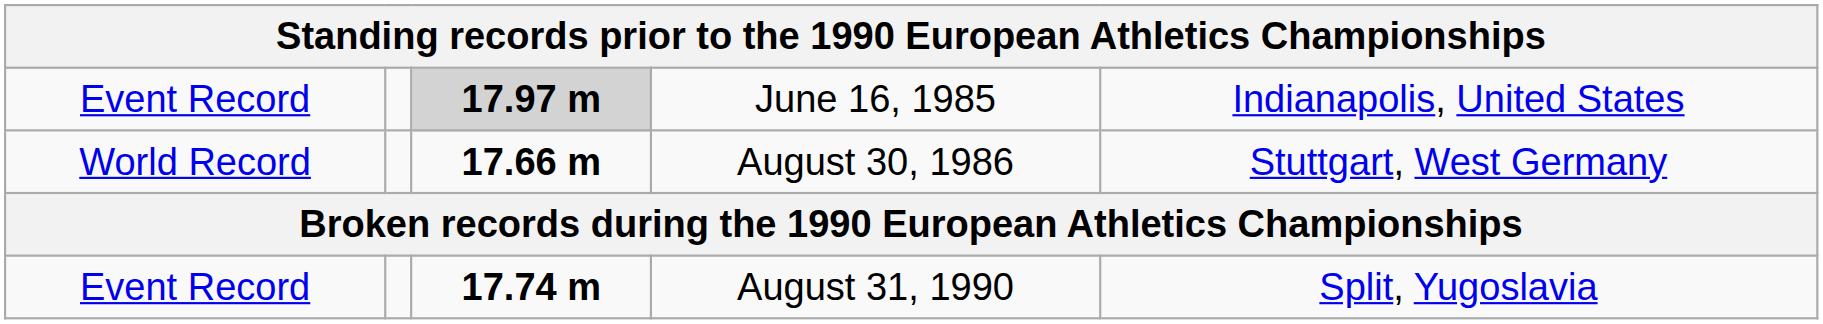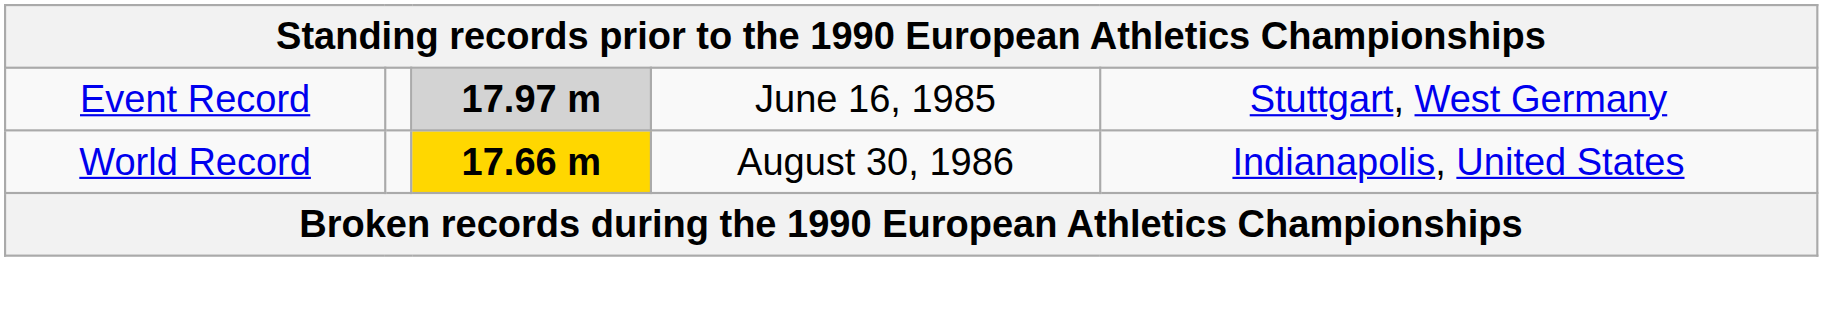(1458, 98) Indianapolis, United States -> (1458, 98) Stuttgart, West Germany
(531, 160) no background -> (531, 160) gold background
(1458, 160) Stuttgart, West Germany -> (1458, 160) Indianapolis, United States
- row: (876, 286)
